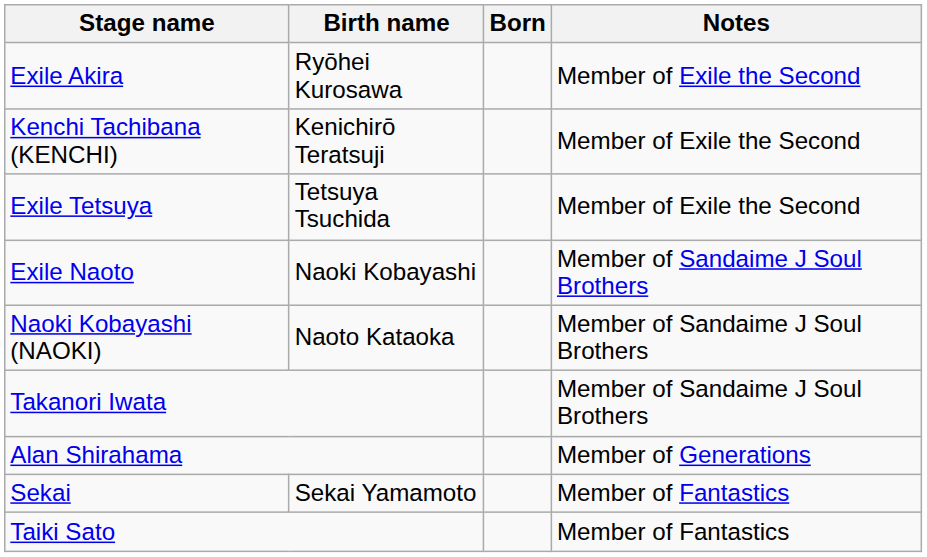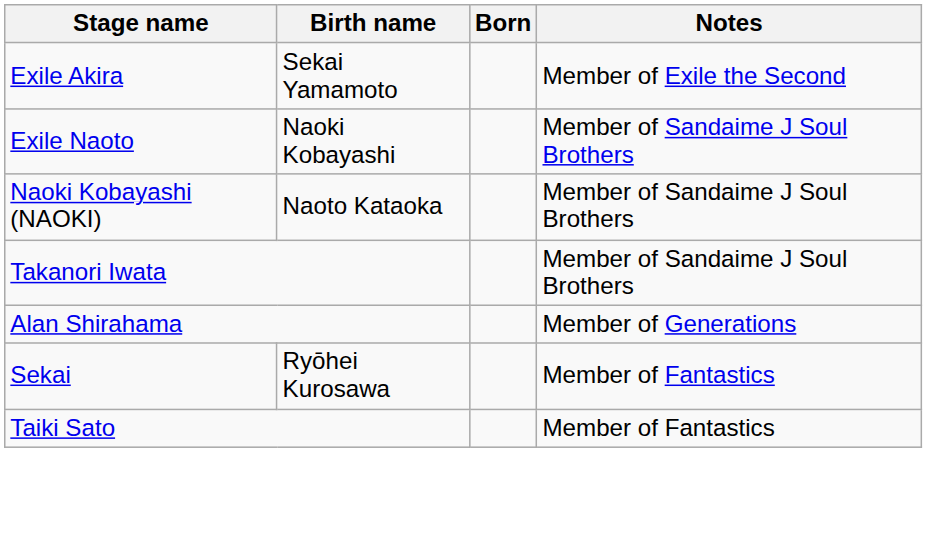(348, 75) Ryōhei Kurosawa -> (340, 75) Sekai Yamamoto
- row: (105, 141)
- row: (81, 206)
(386, 493) Sekai Yamamoto -> (336, 375) Ryōhei Kurosawa
